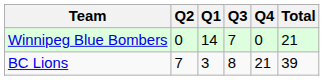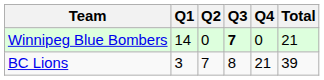columns swapped: (211, 16) <-> (184, 16)
(232, 39) normal -> (232, 39) bold
